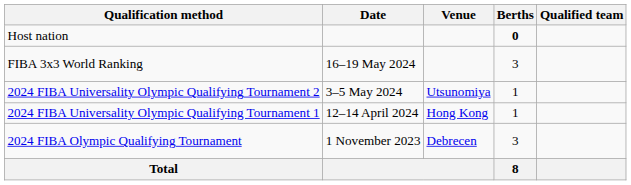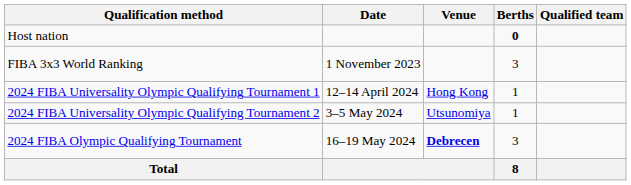(371, 63) 16–19 May 2024 -> (373, 63) 1 November 2023
rows swapped: (164, 112) <-> (164, 92)
(373, 141) 1 November 2023 -> (371, 141) 16–19 May 2024
(452, 141) normal -> (453, 141) bold
